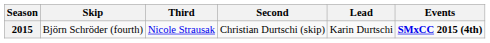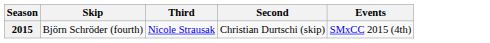- column: (361, 12)
(440, 29) bold -> (371, 29) normal
